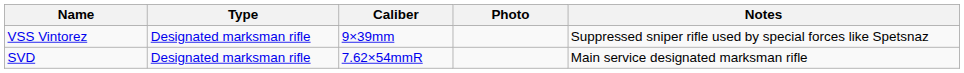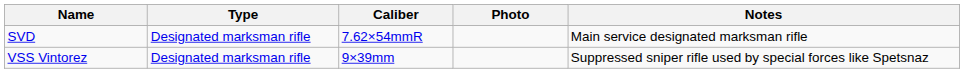rows swapped: (21, 57) <-> (47, 36)
